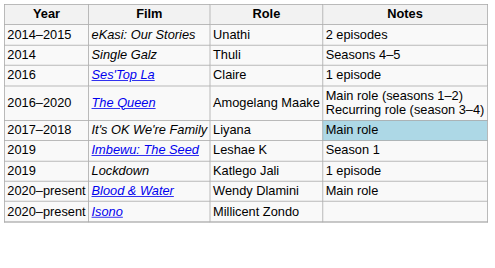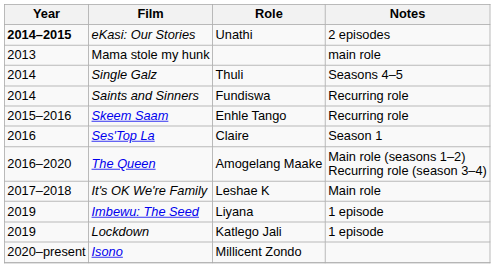(39, 34) normal -> (39, 34) bold
+ row: (151, 55)
+ row: (145, 95)
+ row: (130, 116)
(353, 75) 1 episode -> (355, 136) Season 1
(232, 130) Liyana -> (243, 191) Leshae K
(352, 130) lightblue background -> (354, 191) no background
(240, 150) Leshae K -> (234, 211) Liyana
(353, 150) Season 1 -> (356, 211) 1 episode
- row: (133, 191)
